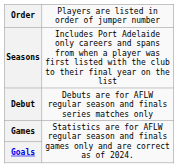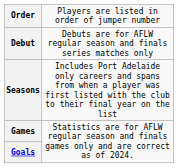rows swapped: (23, 57) <-> (23, 104)
